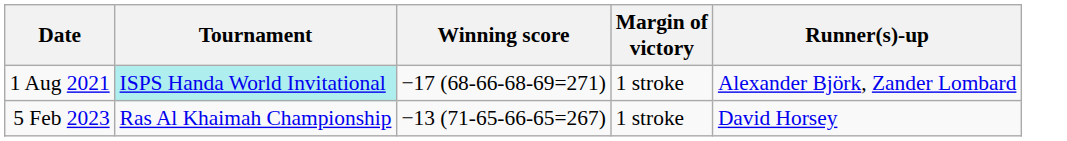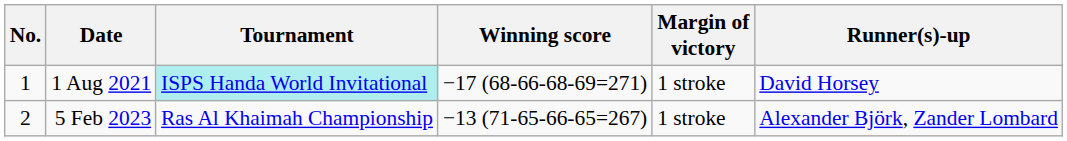+ column: (25, 35)
(867, 83) Alexander Björk, Zander Lombard -> (819, 83) David Horsey
(778, 118) David Horsey -> (909, 118) Alexander Björk, Zander Lombard
